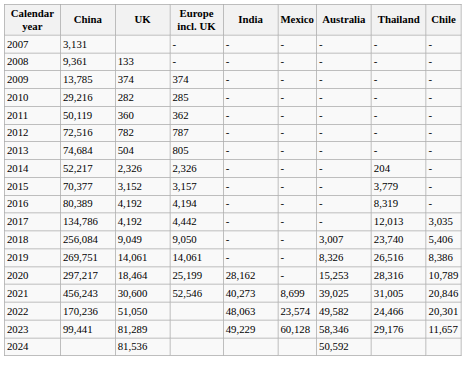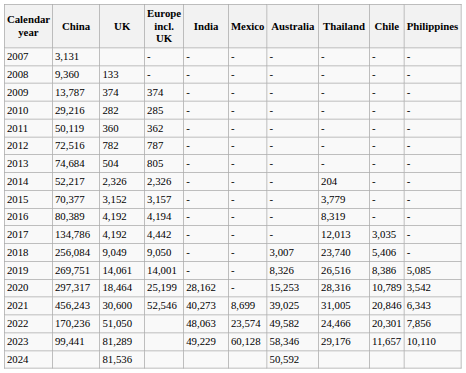+ column: (432, 26)
(75, 62) 9,361 -> (67, 74) 9,360
(78, 79) 13,785 -> (70, 92) 13,787
(187, 258) 14,061 -> (162, 270) 14,001
(80, 275) 297,217 -> (72, 288) 297,317
